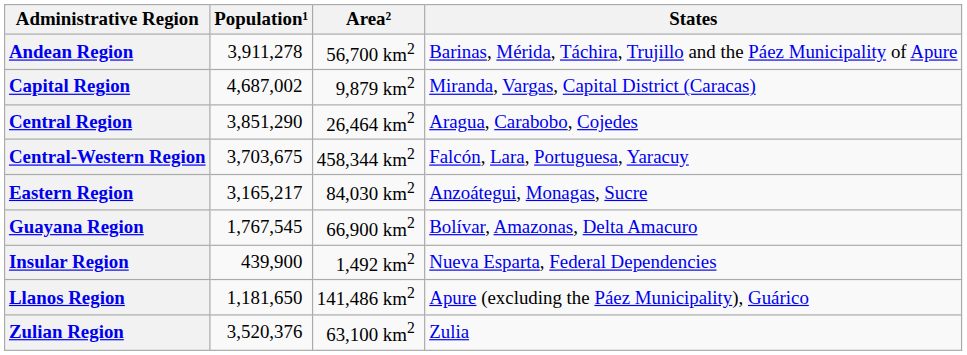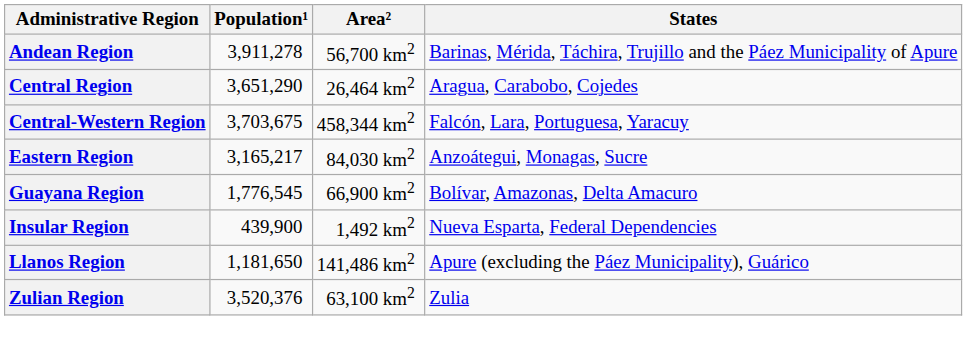- row: (70, 87)
(265, 122) 3,851,290 -> (265, 87) 3,651,290
(265, 227) 1,767,545 -> (265, 192) 1,776,545
